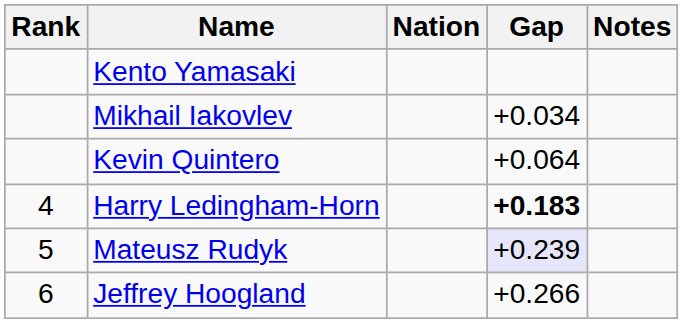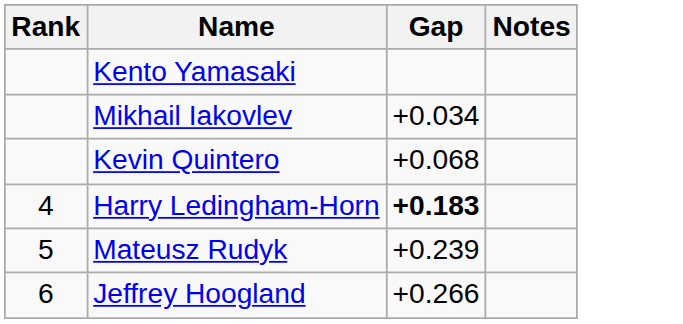- column: (436, 26)
(537, 160) +0.064 -> (436, 160) +0.068
(537, 250) lavender background -> (436, 250) no background
